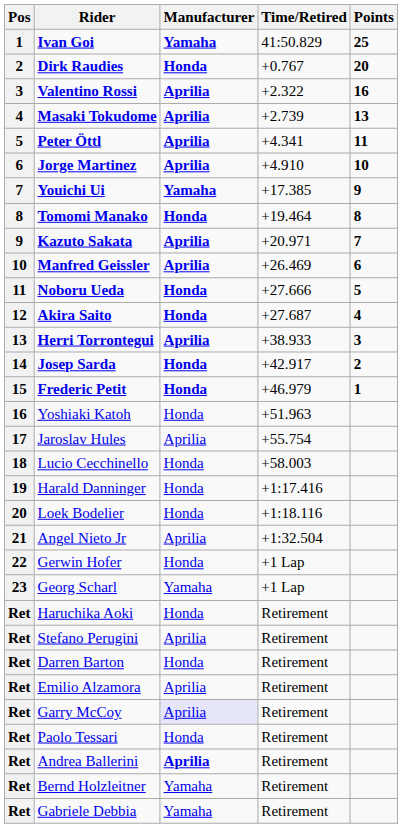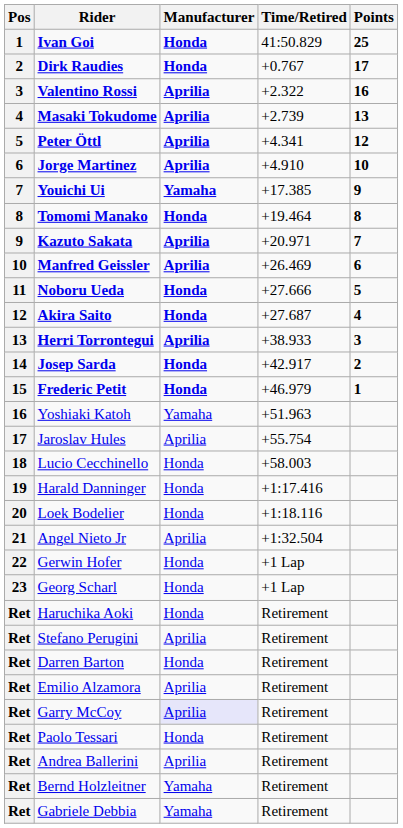(190, 41) Yamaha -> (185, 41) Honda
(361, 66) 20 -> (361, 66) 17
(361, 141) 11 -> (361, 141) 12
(184, 414) Honda -> (188, 414) Yamaha
(188, 587) Yamaha -> (184, 587) Honda
(187, 761) bold -> (185, 761) normal
